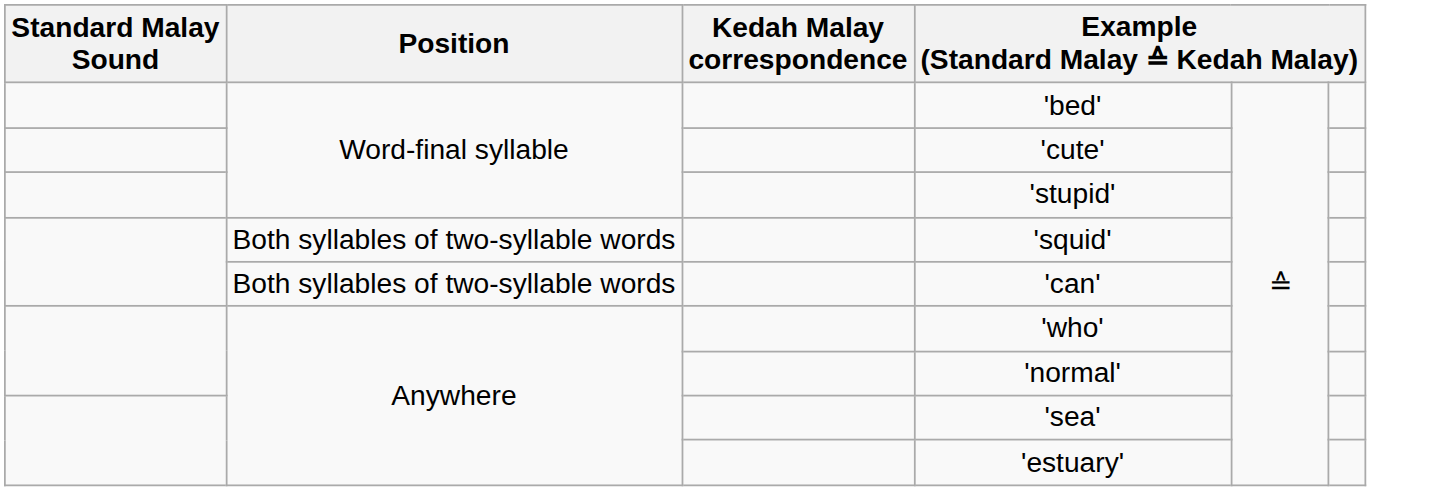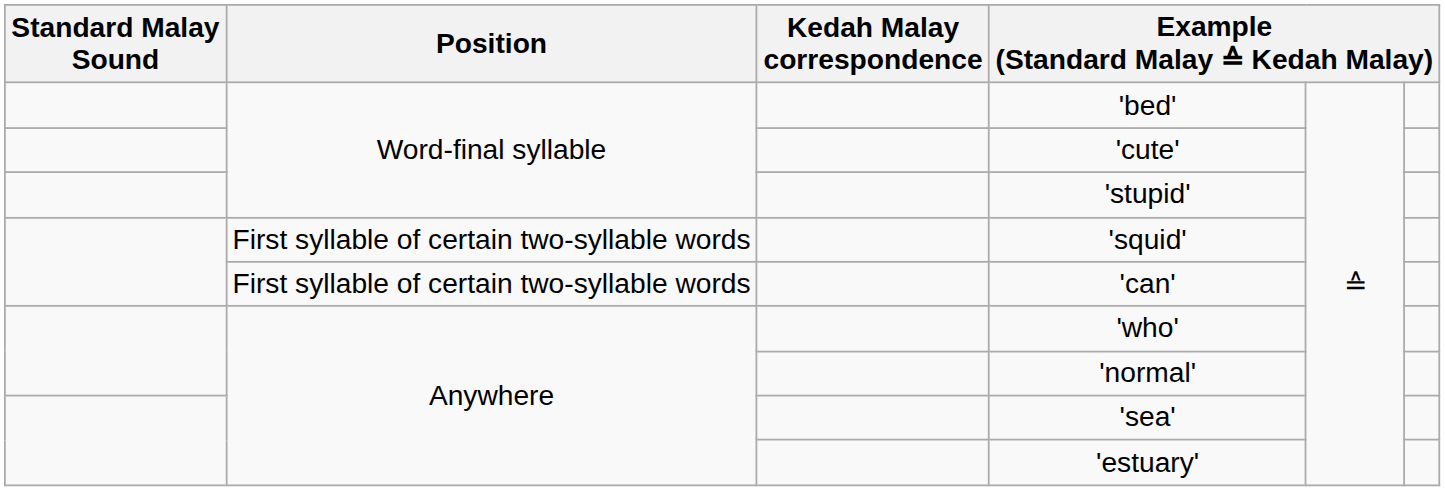(454, 238) Both syllables of two-syllable words -> (492, 238) First syllable of certain two-syllable words
(454, 283) Both syllables of two-syllable words -> (492, 283) First syllable of certain two-syllable words
